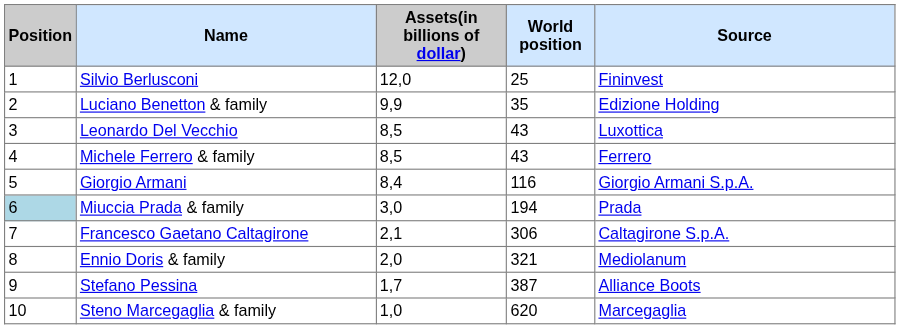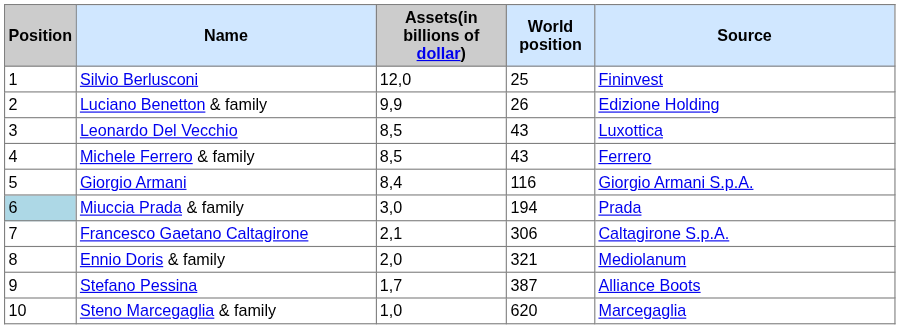(519, 105) 35 -> (519, 105) 26
